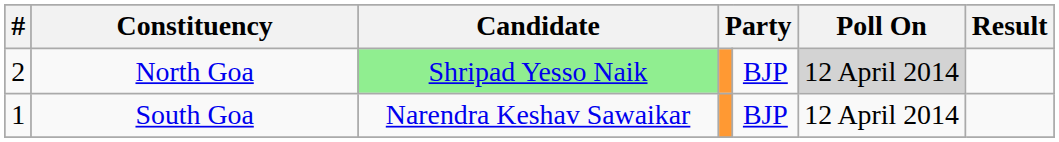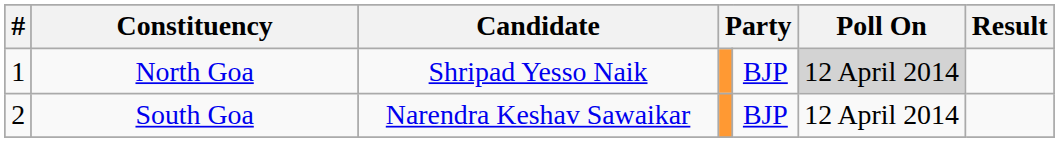(18, 70) 2 -> (18, 70) 1
(538, 70) lightgreen background -> (538, 70) no background
(18, 114) 1 -> (18, 114) 2
